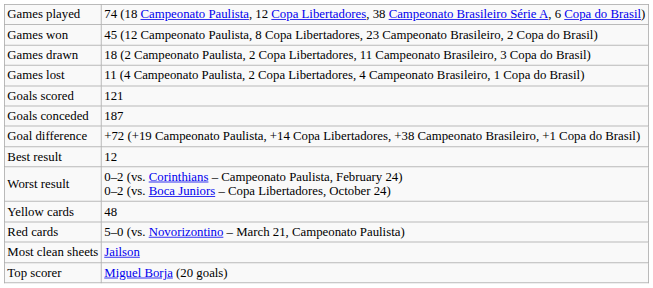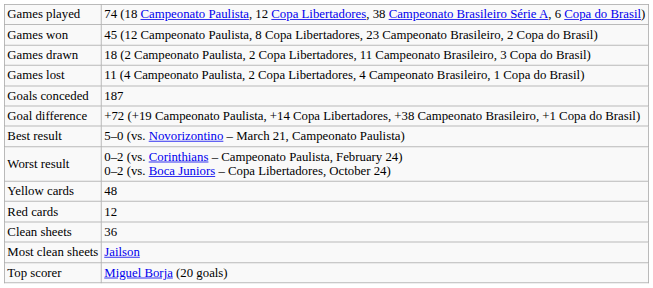- row: (41, 95)
(111, 156) 12 -> (254, 136) 5–0 (vs. Novorizontino – March 21, Campeonato Paulista)
(254, 232) 5–0 (vs. Novorizontino – March 21, Campeonato Paulista) -> (111, 211) 12
+ row: (40, 232)
